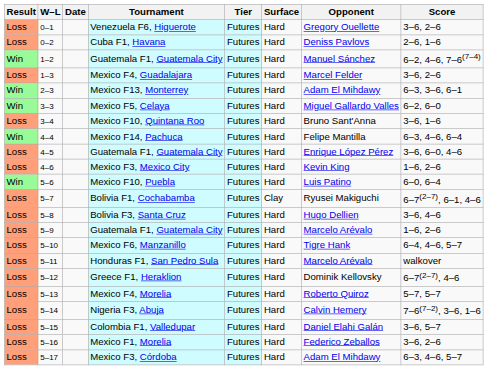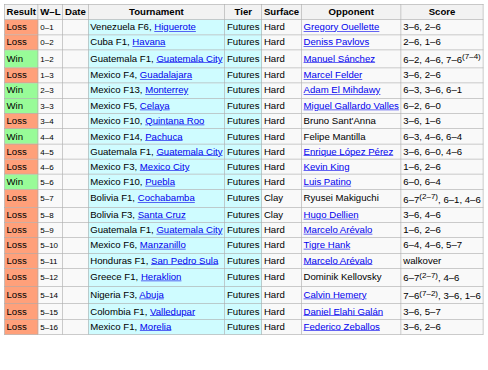(274, 215) Hard -> (274, 215) Clay
- row: (49, 294)
- row: (49, 358)
